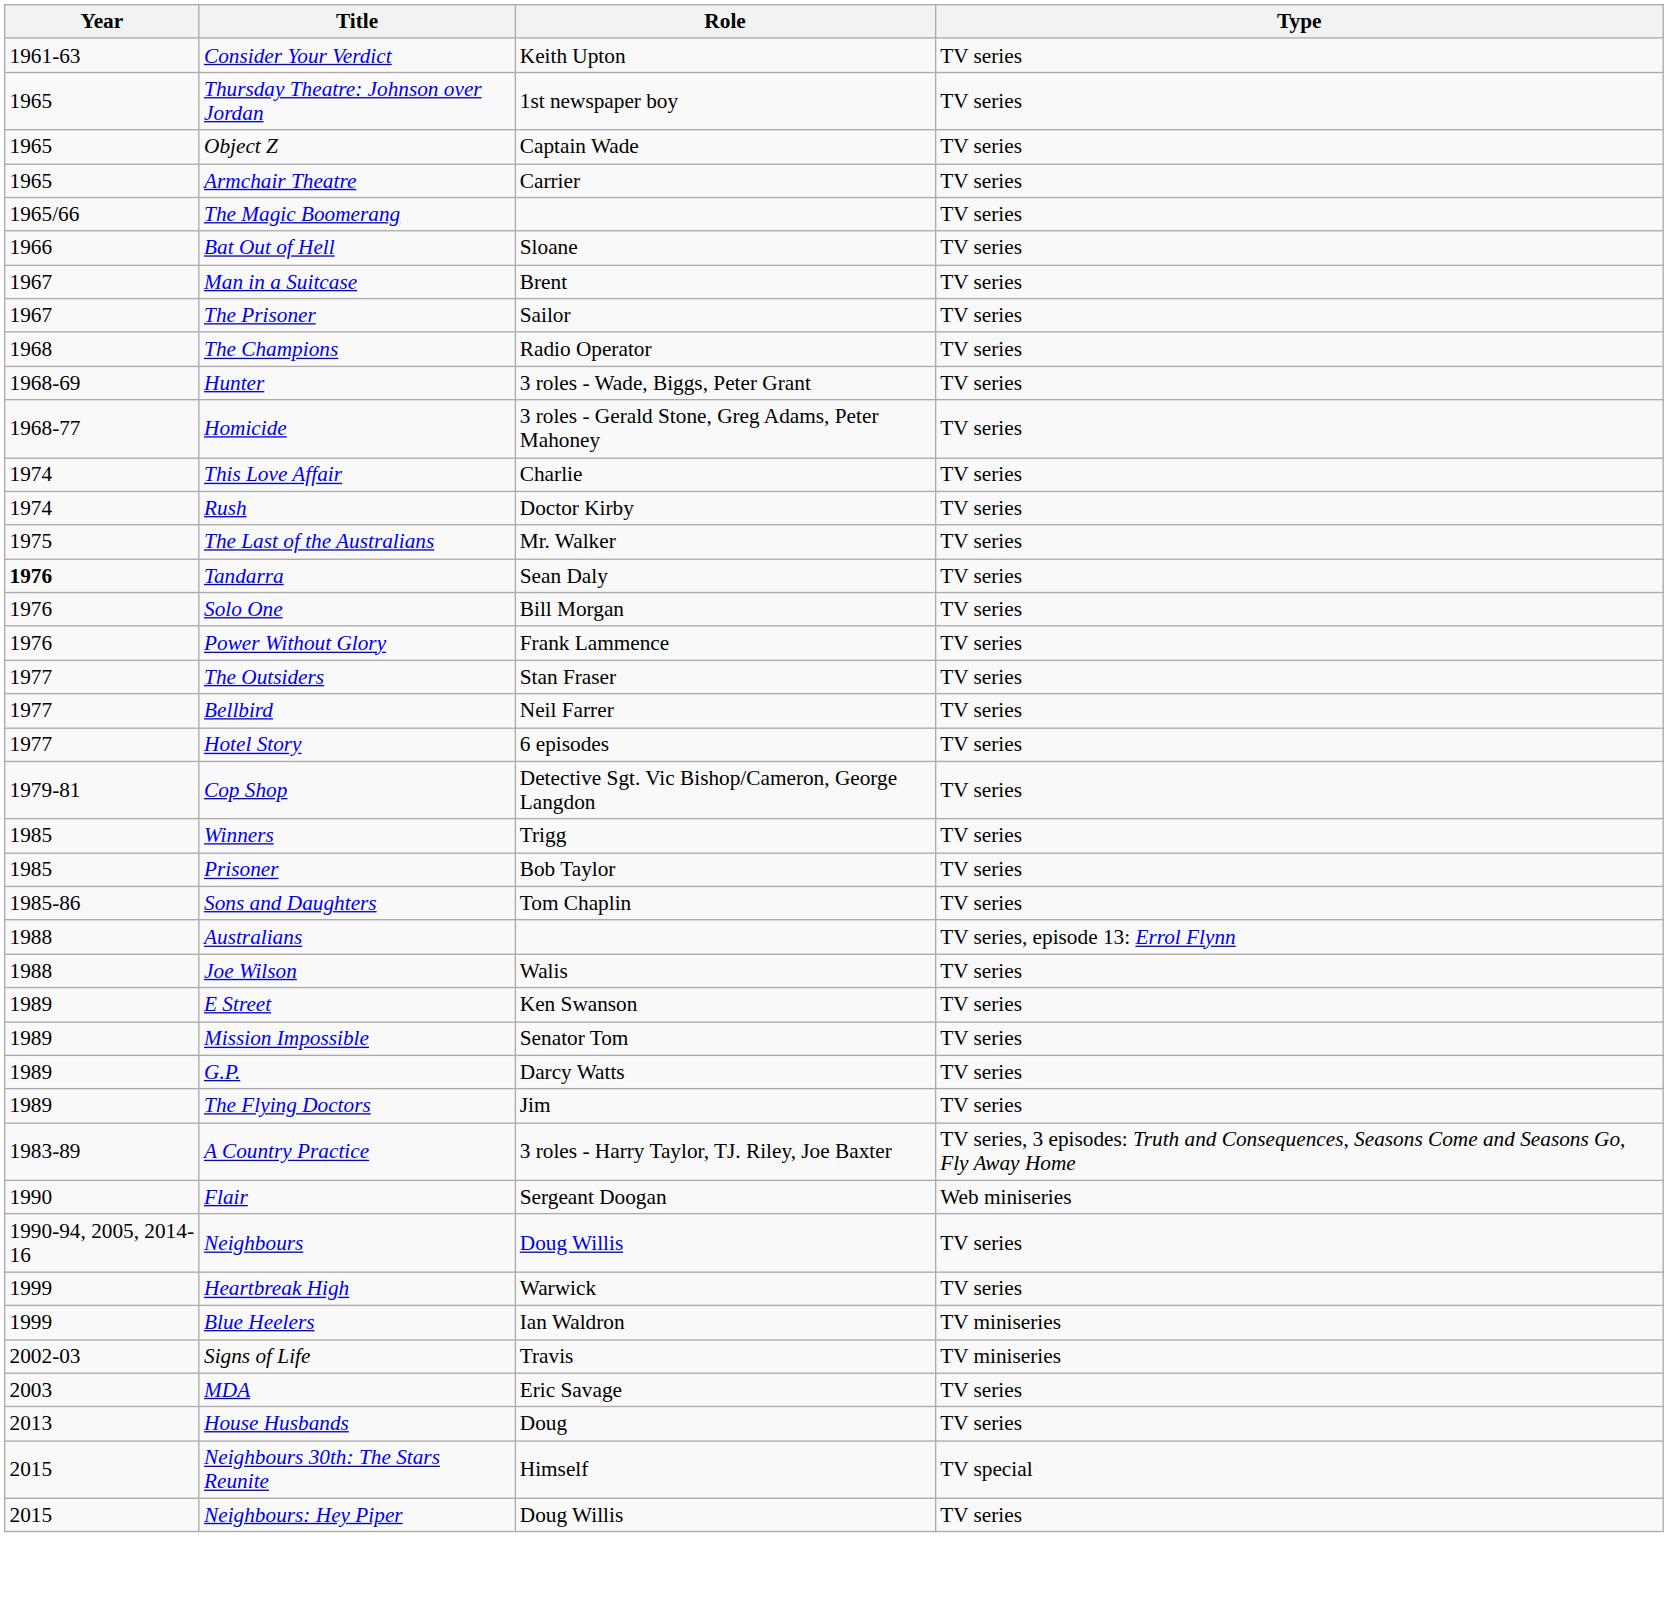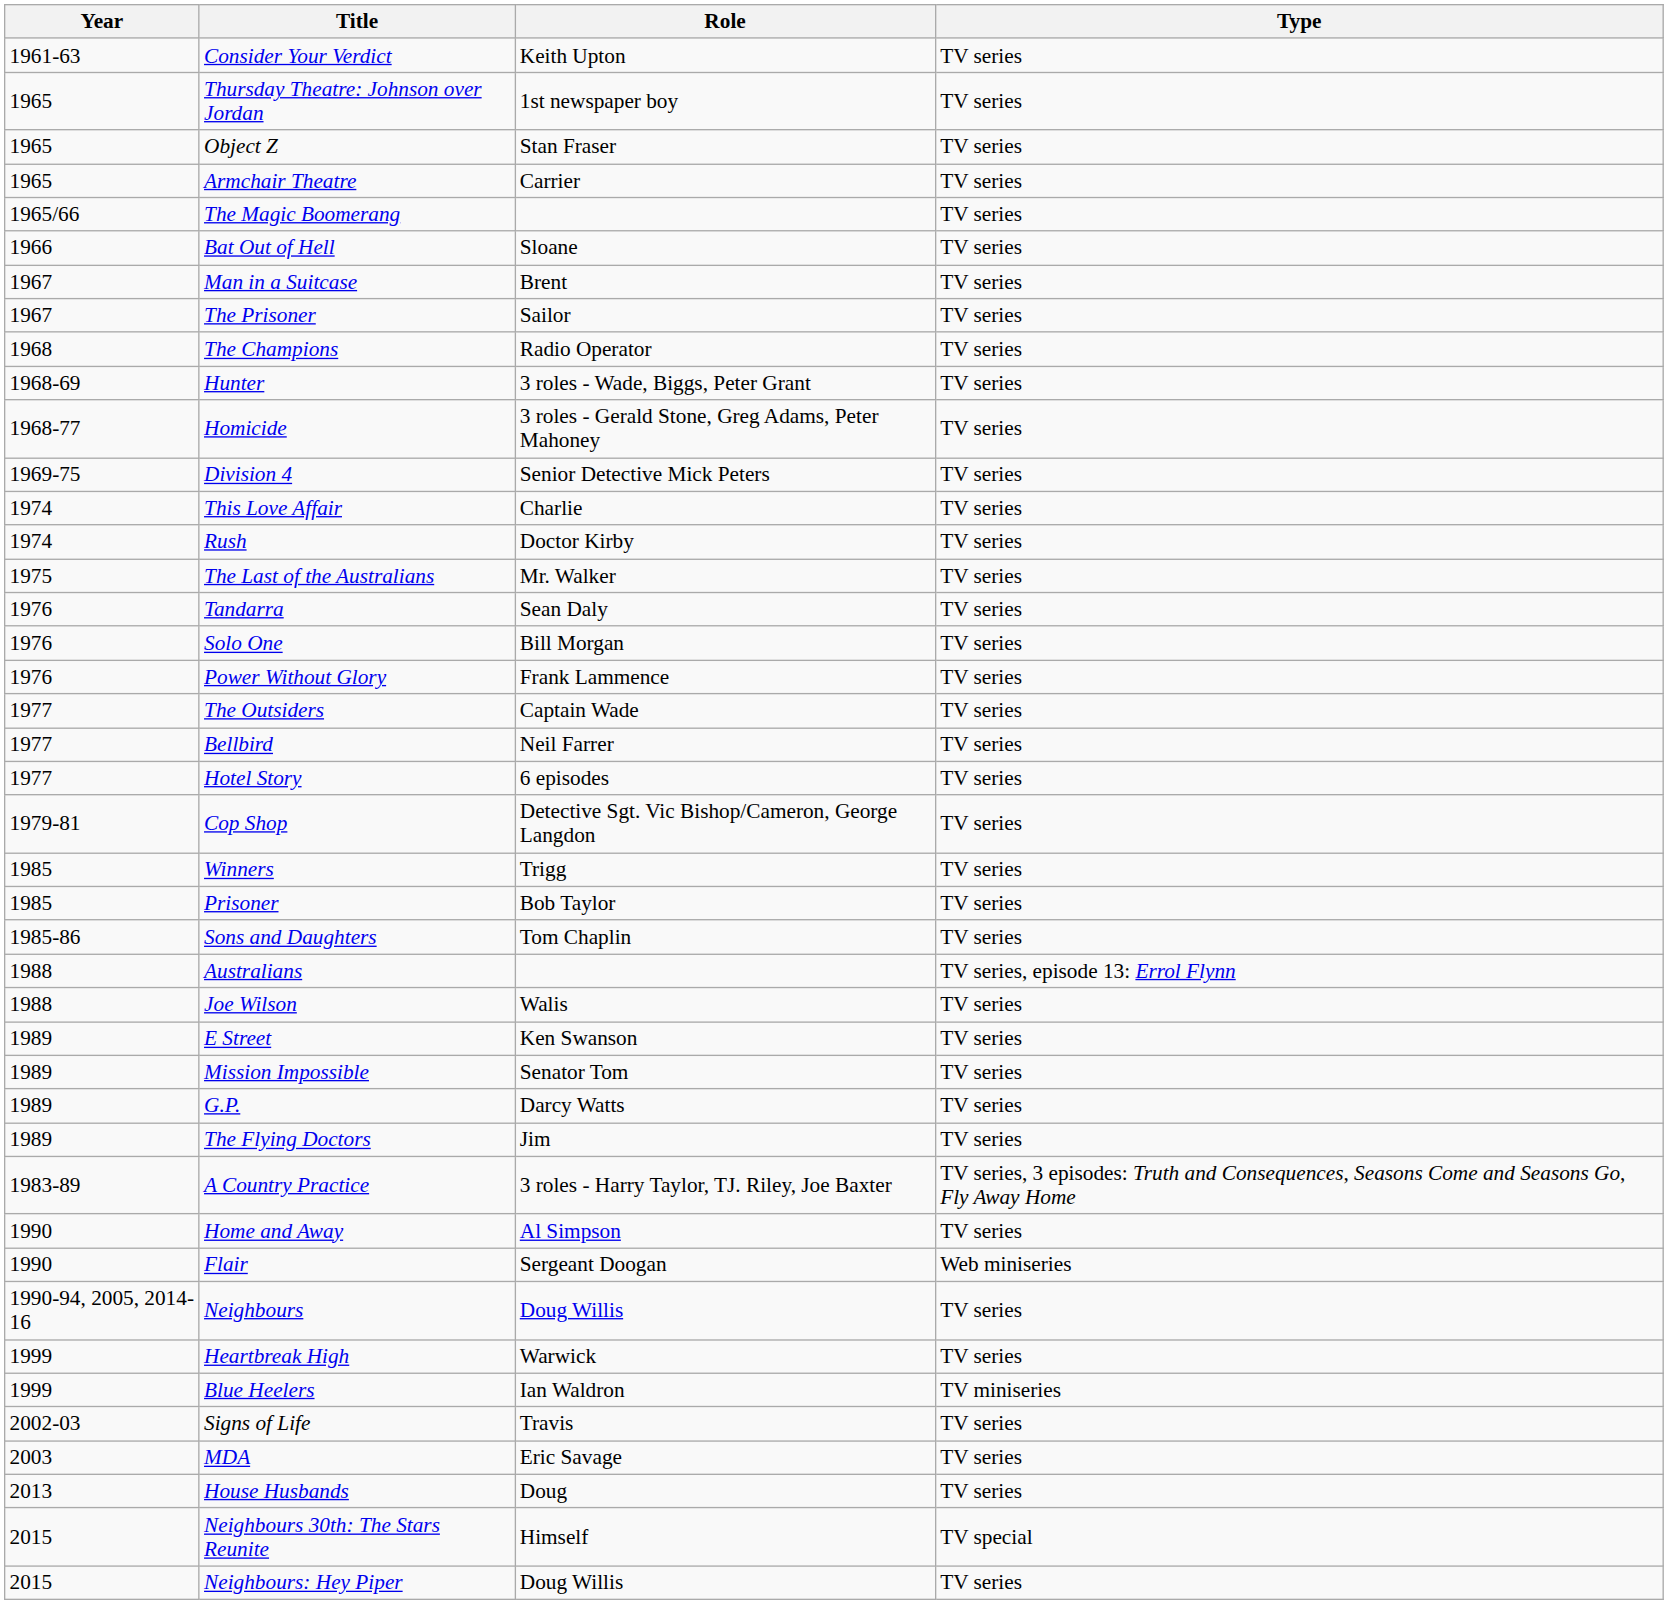(579, 146) Captain Wade -> (568, 146) Stan Fraser
+ row: (248, 474)
(31, 575) bold -> (31, 609) normal
(568, 676) Stan Fraser -> (579, 710) Captain Wade
+ row: (274, 1230)
(1001, 1356) TV miniseries -> (981, 1423) TV series
